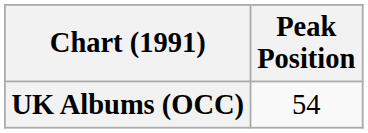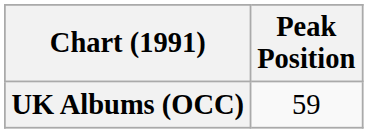(306, 104) 54 -> (306, 104) 59
